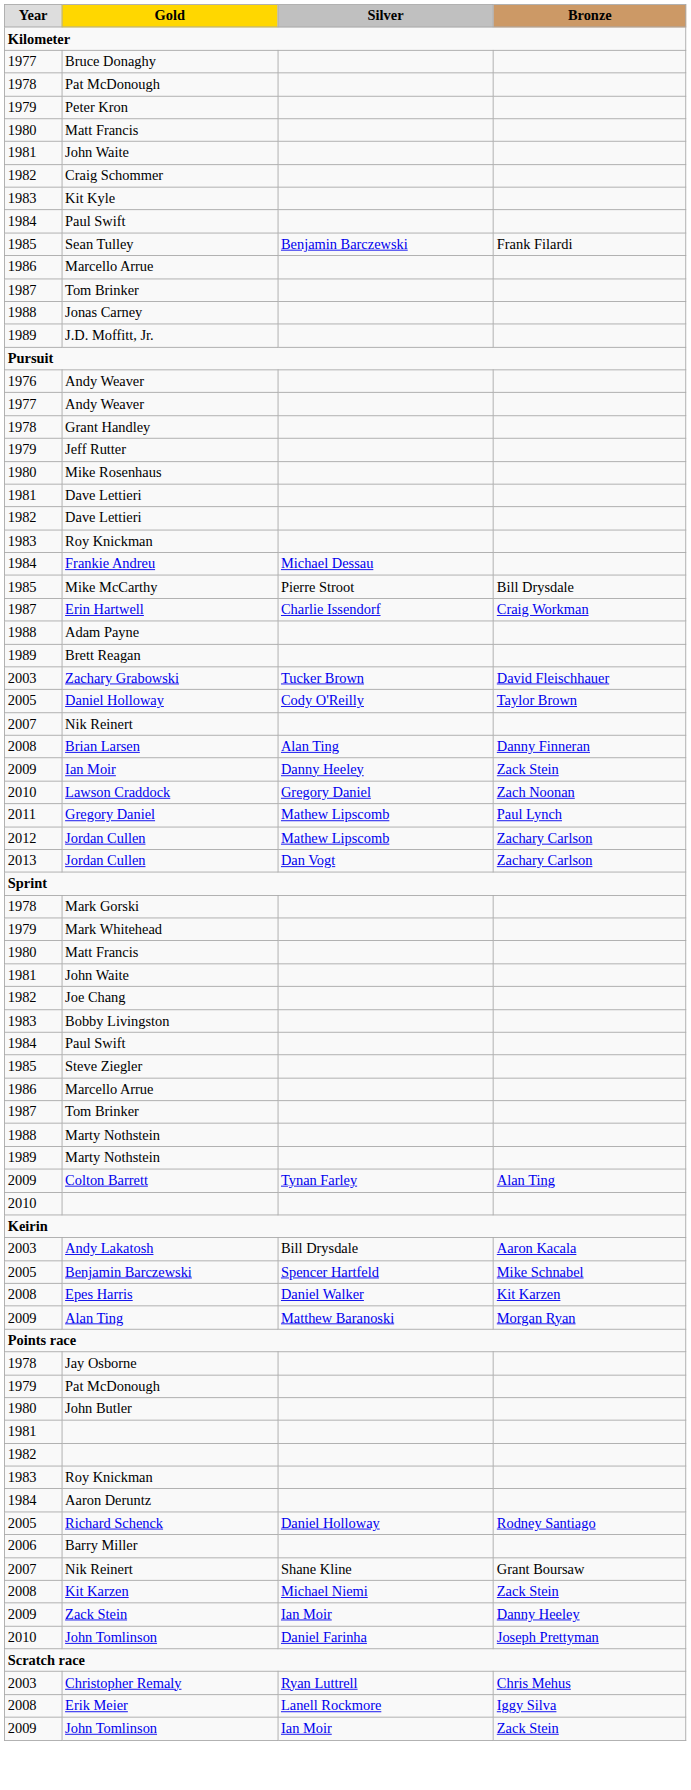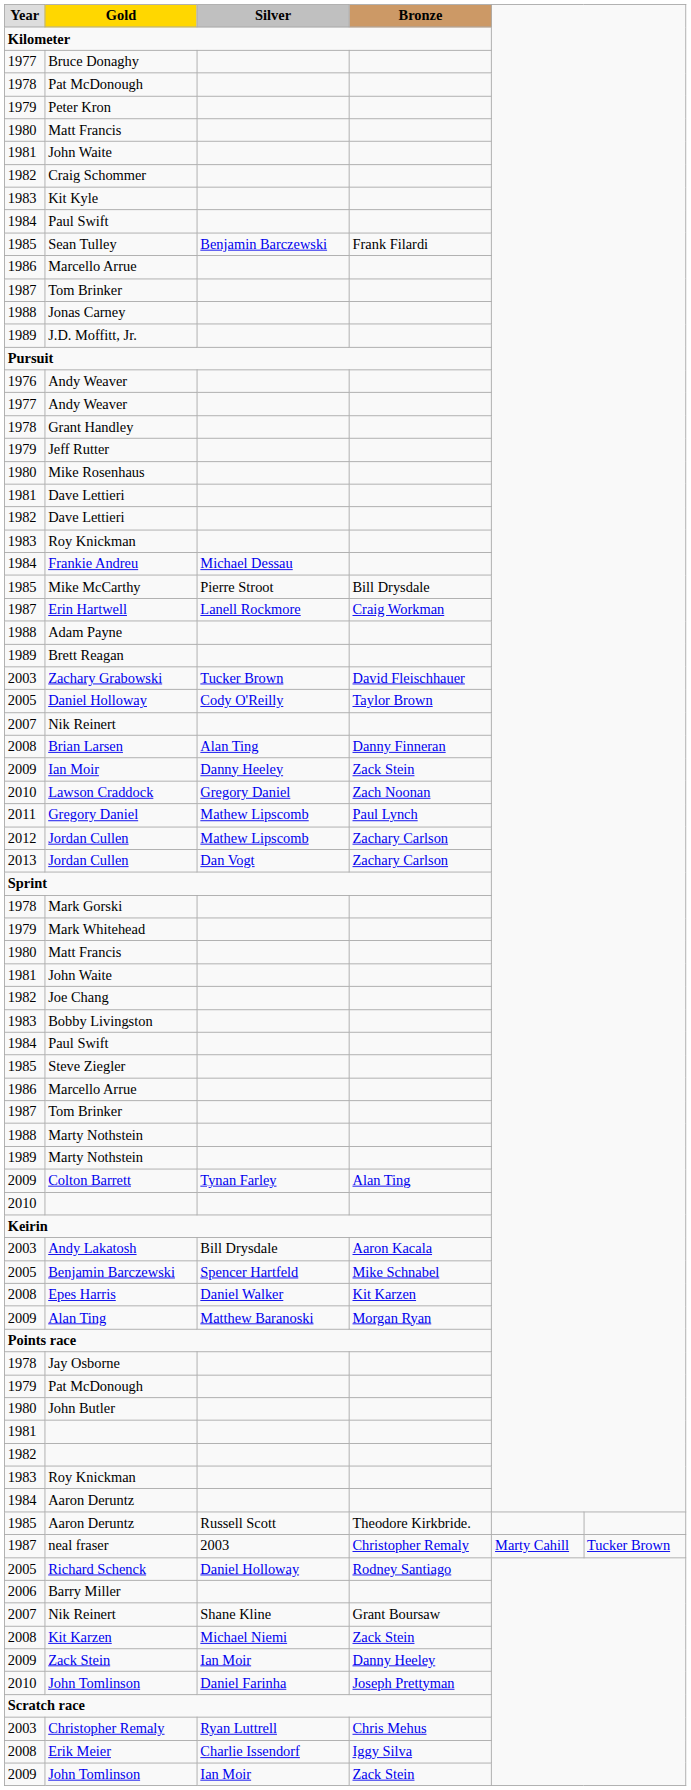(331, 609) Charlie Issendorf -> (251, 609) Lanell Rockmore
+ row: (22, 1523)
+ row: (22, 1546)
(331, 1705) Lanell Rockmore -> (250, 1751) Charlie Issendorf
